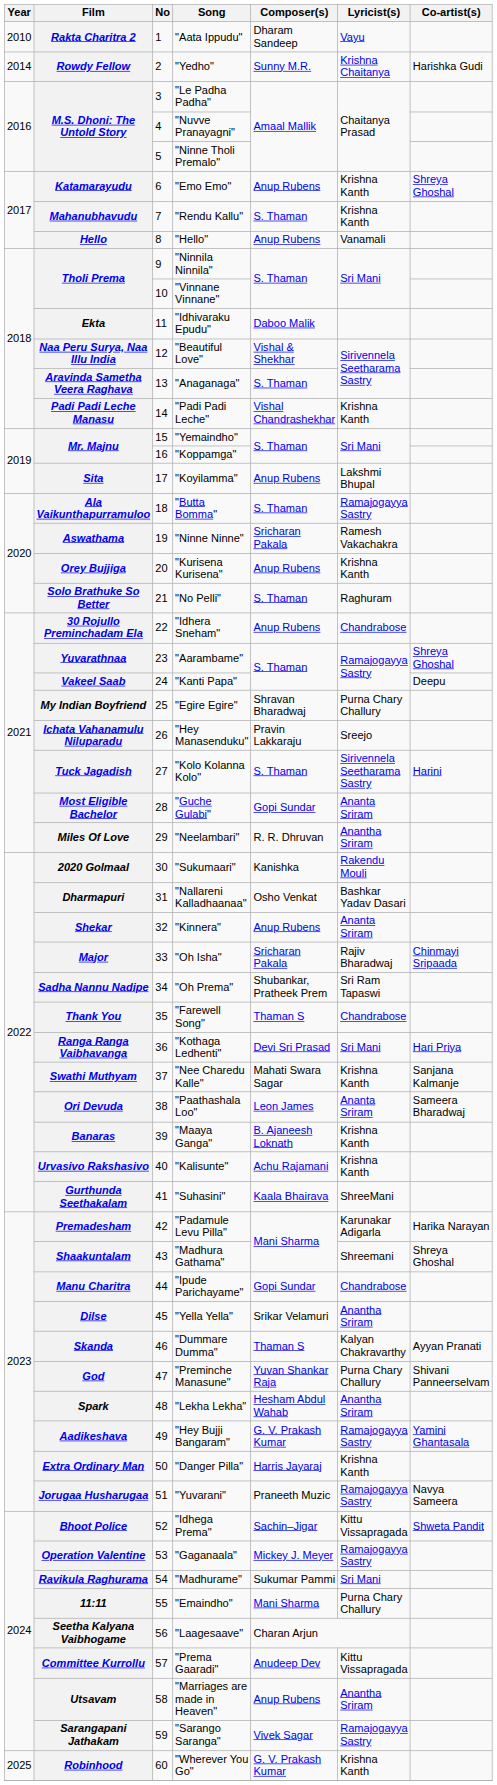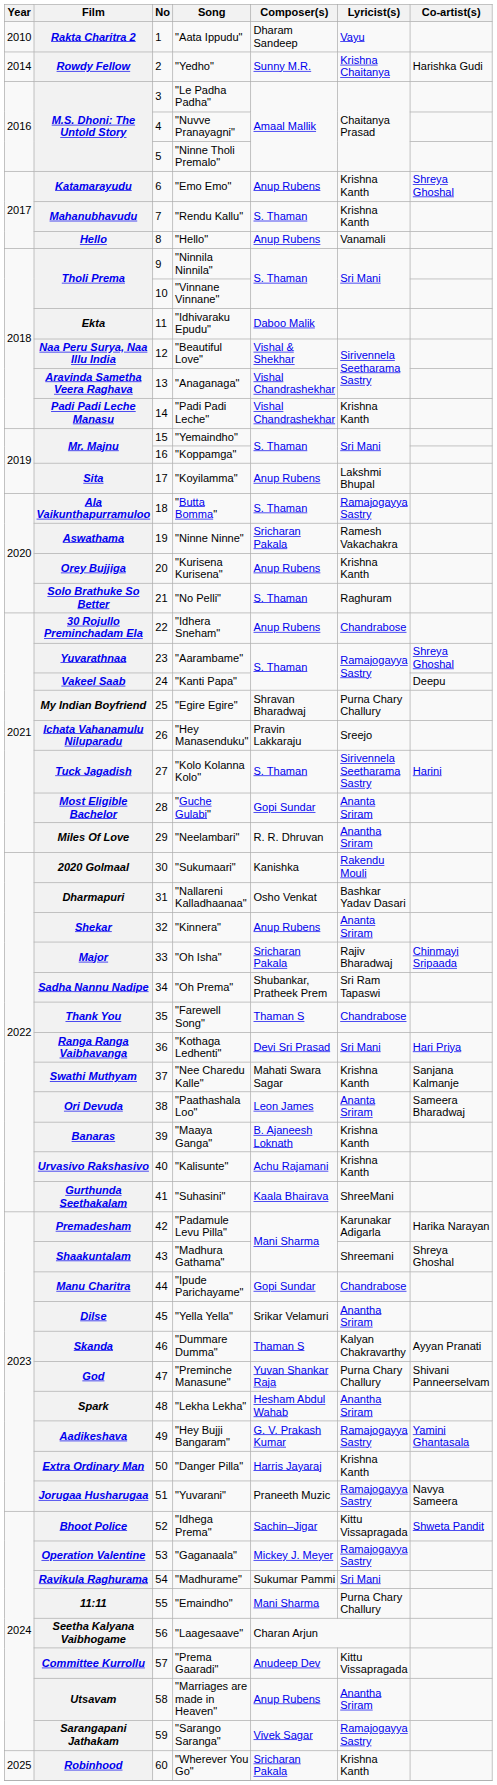(280, 383) S. Thaman -> (294, 383) Vishal Chandrashekhar
(287, 1765) G. V. Prakash Kumar -> (277, 1765) Sricharan Pakala
